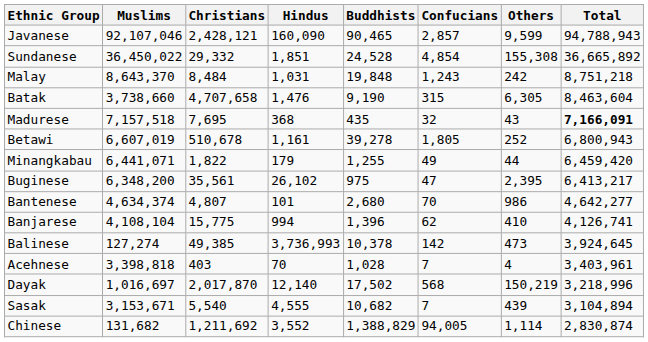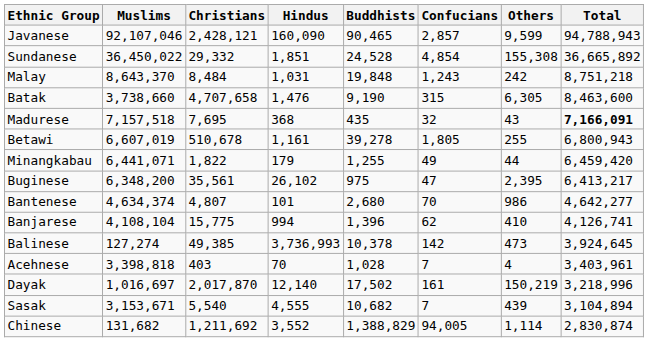(598, 98) 8,463,604 -> (598, 98) 8,463,600
(516, 139) 252 -> (516, 139) 255
(433, 285) 568 -> (433, 285) 161
